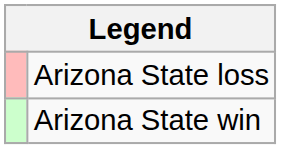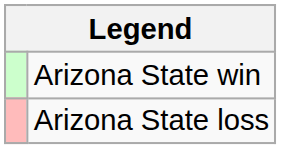rows swapped: (147, 121) <-> (151, 75)
